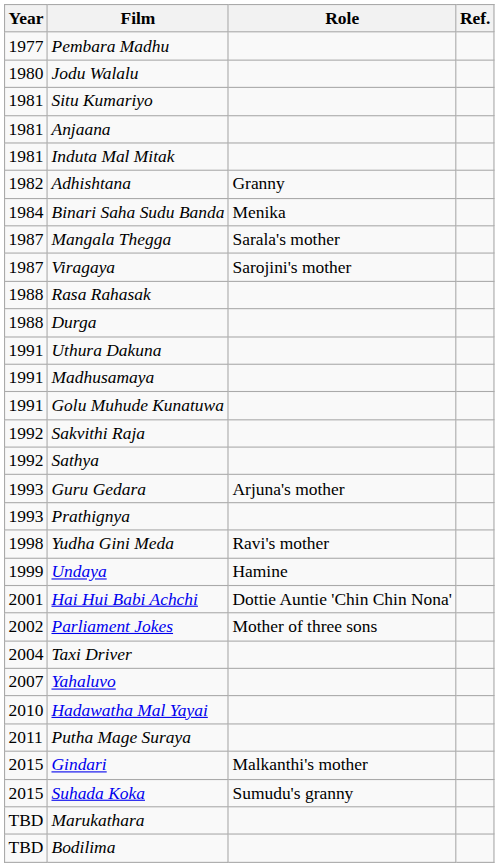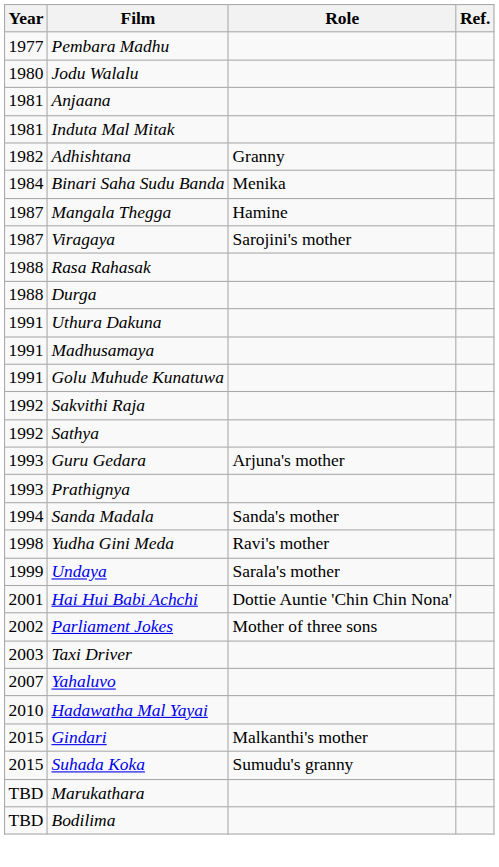- row: (102, 101)
(286, 239) Sarala's mother -> (260, 211) Hamine
+ row: (103, 516)
(260, 571) Hamine -> (286, 571) Sarala's mother
(26, 654) 2004 -> (26, 654) 2003
- row: (121, 737)
